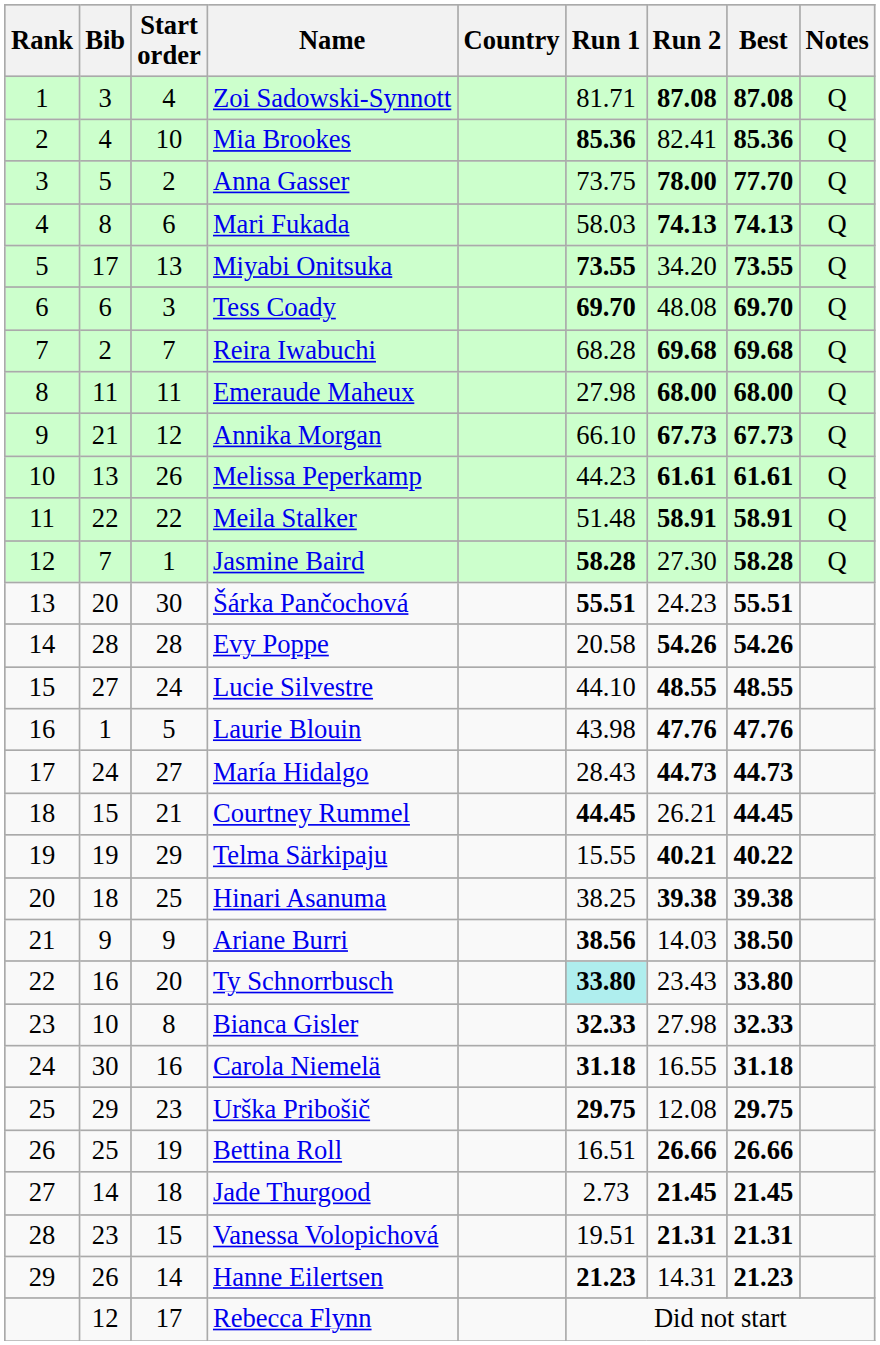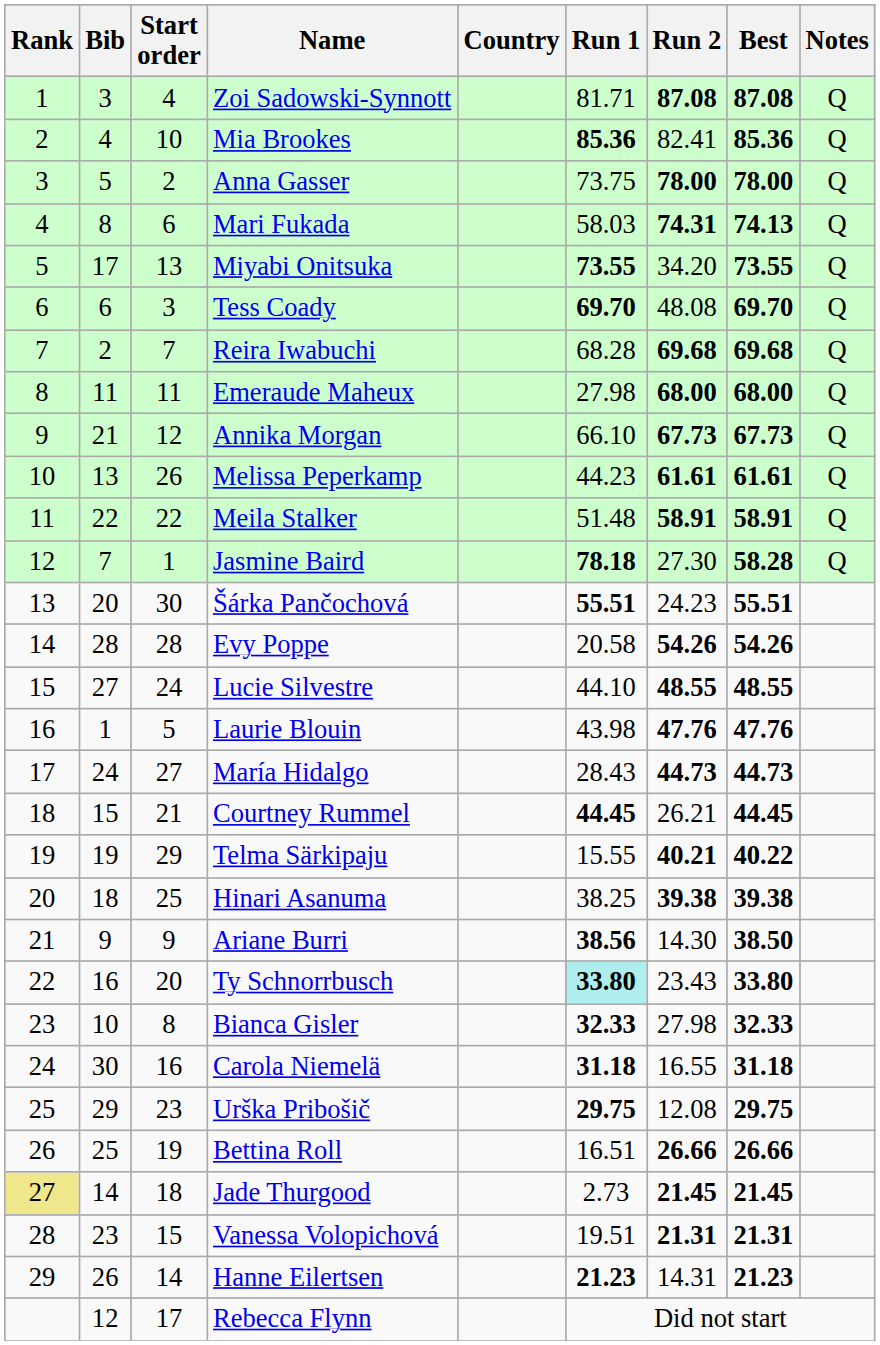(763, 181) 77.70 -> (763, 181) 78.00
(687, 223) 74.13 -> (687, 223) 74.31
(606, 560) 58.28 -> (606, 560) 78.18
(687, 940) 14.03 -> (687, 940) 14.30
(42, 1192) no background -> (42, 1192) khaki background
